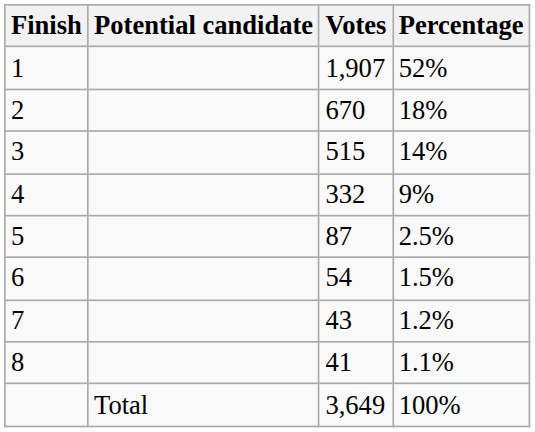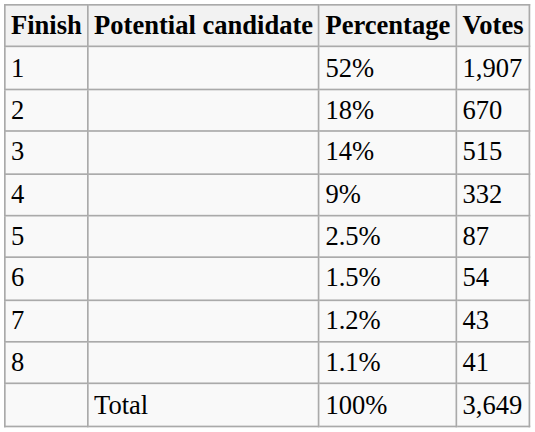columns swapped: (461, 25) <-> (356, 25)
